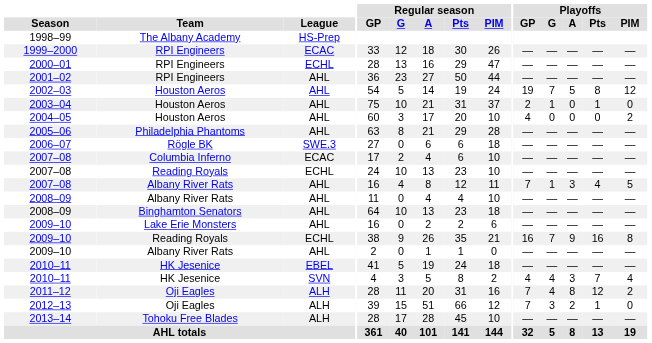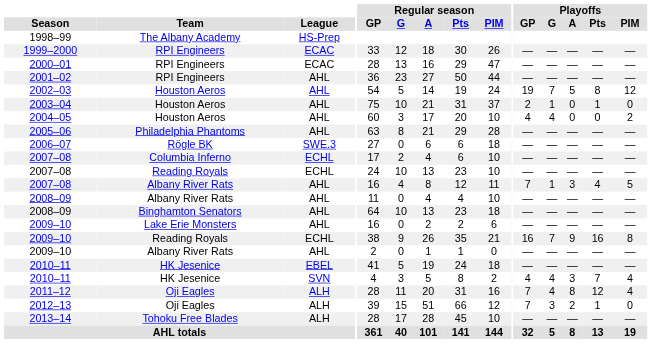(319, 64) ECHL -> (319, 64) ECAC
(552, 118) 0 -> (552, 118) 4
(319, 158) ECAC -> (319, 158) ECHL
(630, 292) 2 -> (630, 292) 4
